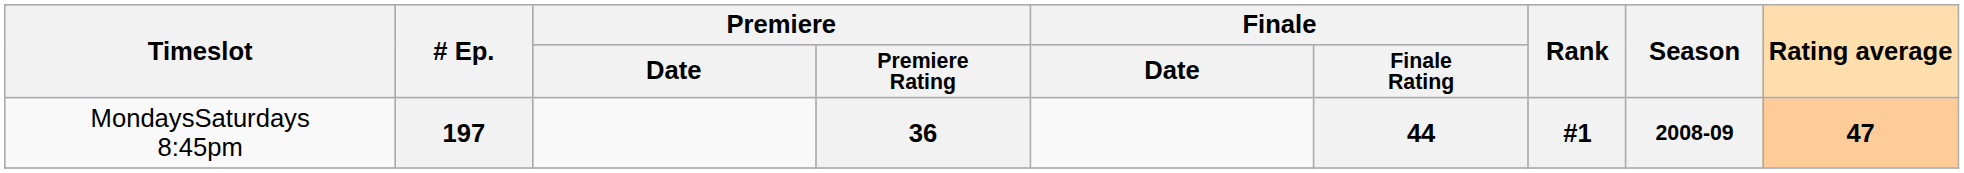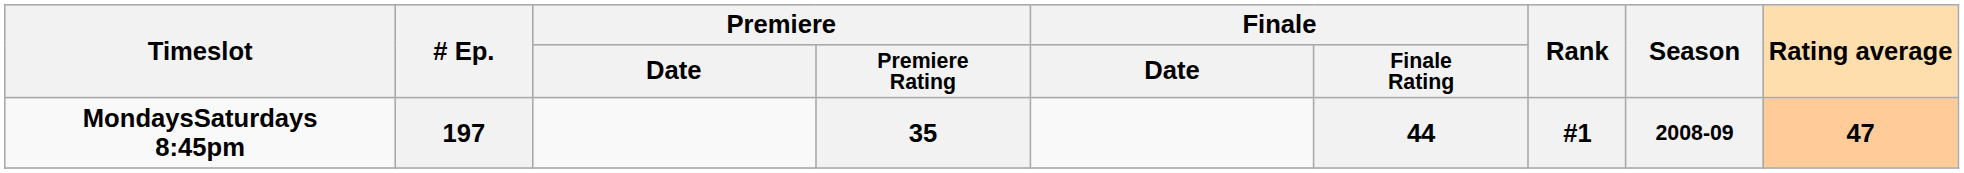(200, 132) normal -> (200, 132) bold
(923, 132) 36 -> (923, 132) 35
